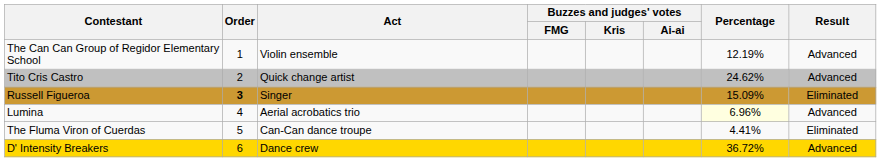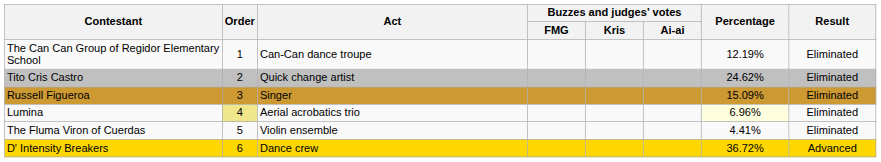(299, 54) Violin ensemble -> (316, 54) Can-Can dance troupe
(832, 54) Advanced -> (832, 54) Eliminated
(832, 78) Advanced -> (832, 78) Eliminated
(240, 95) bold -> (240, 95) normal
(240, 113) no background -> (240, 113) khaki background
(832, 113) Advanced -> (832, 113) Eliminated
(316, 130) Can-Can dance troupe -> (299, 130) Violin ensemble
